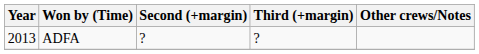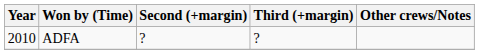(22, 37) 2013 -> (22, 37) 2010
